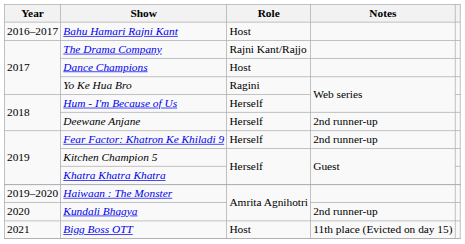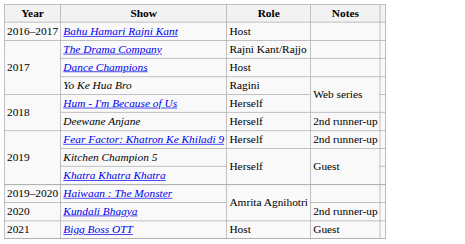(383, 229) 11th place (Evicted on day 15) -> (326, 229) Guest
